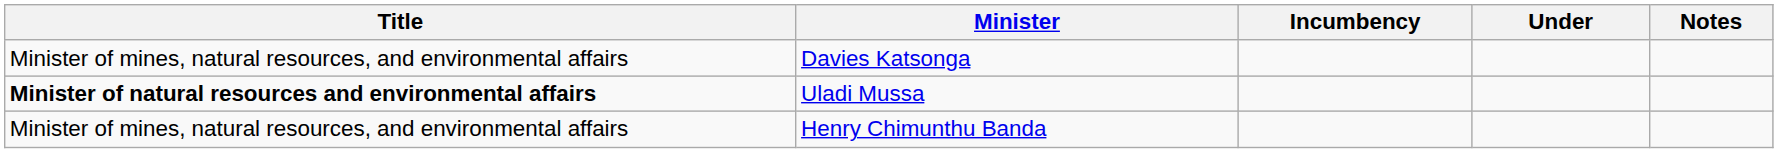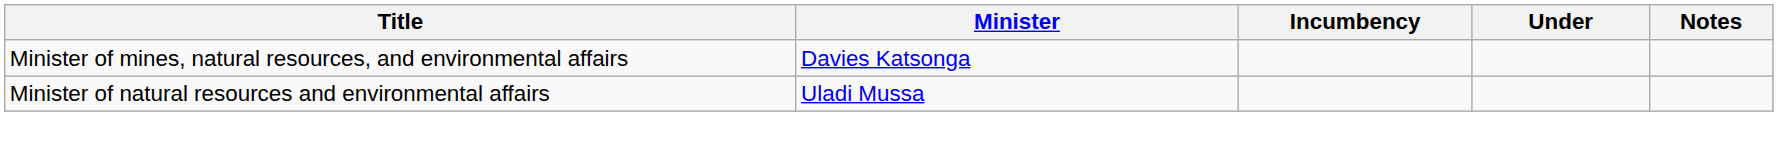(303, 93) bold -> (280, 93) normal
- row: (924, 128)
